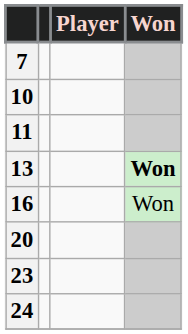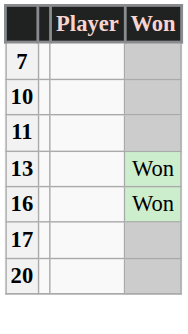(153, 168) bold -> (153, 168) normal
+ row: (22, 239)
- row: (22, 275)
- row: (22, 311)
